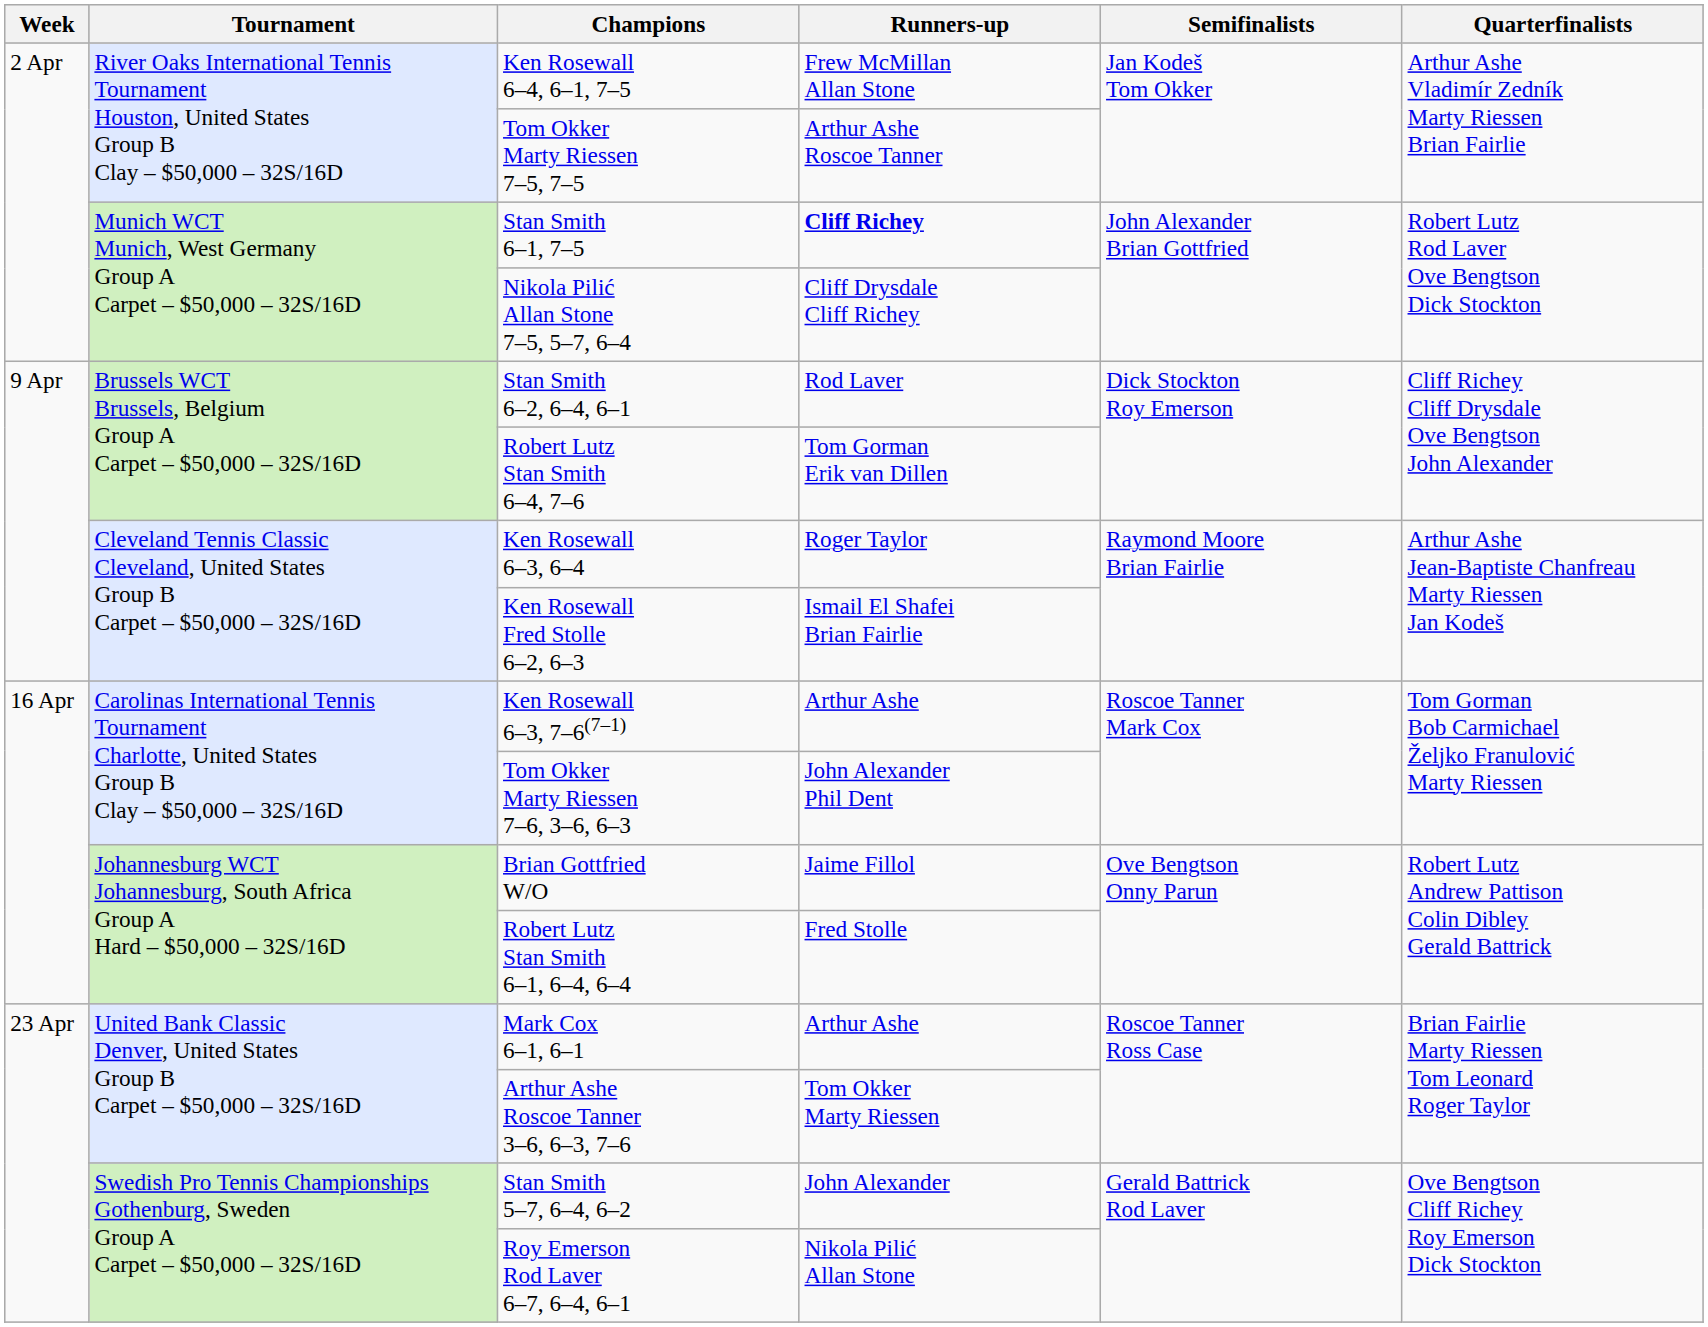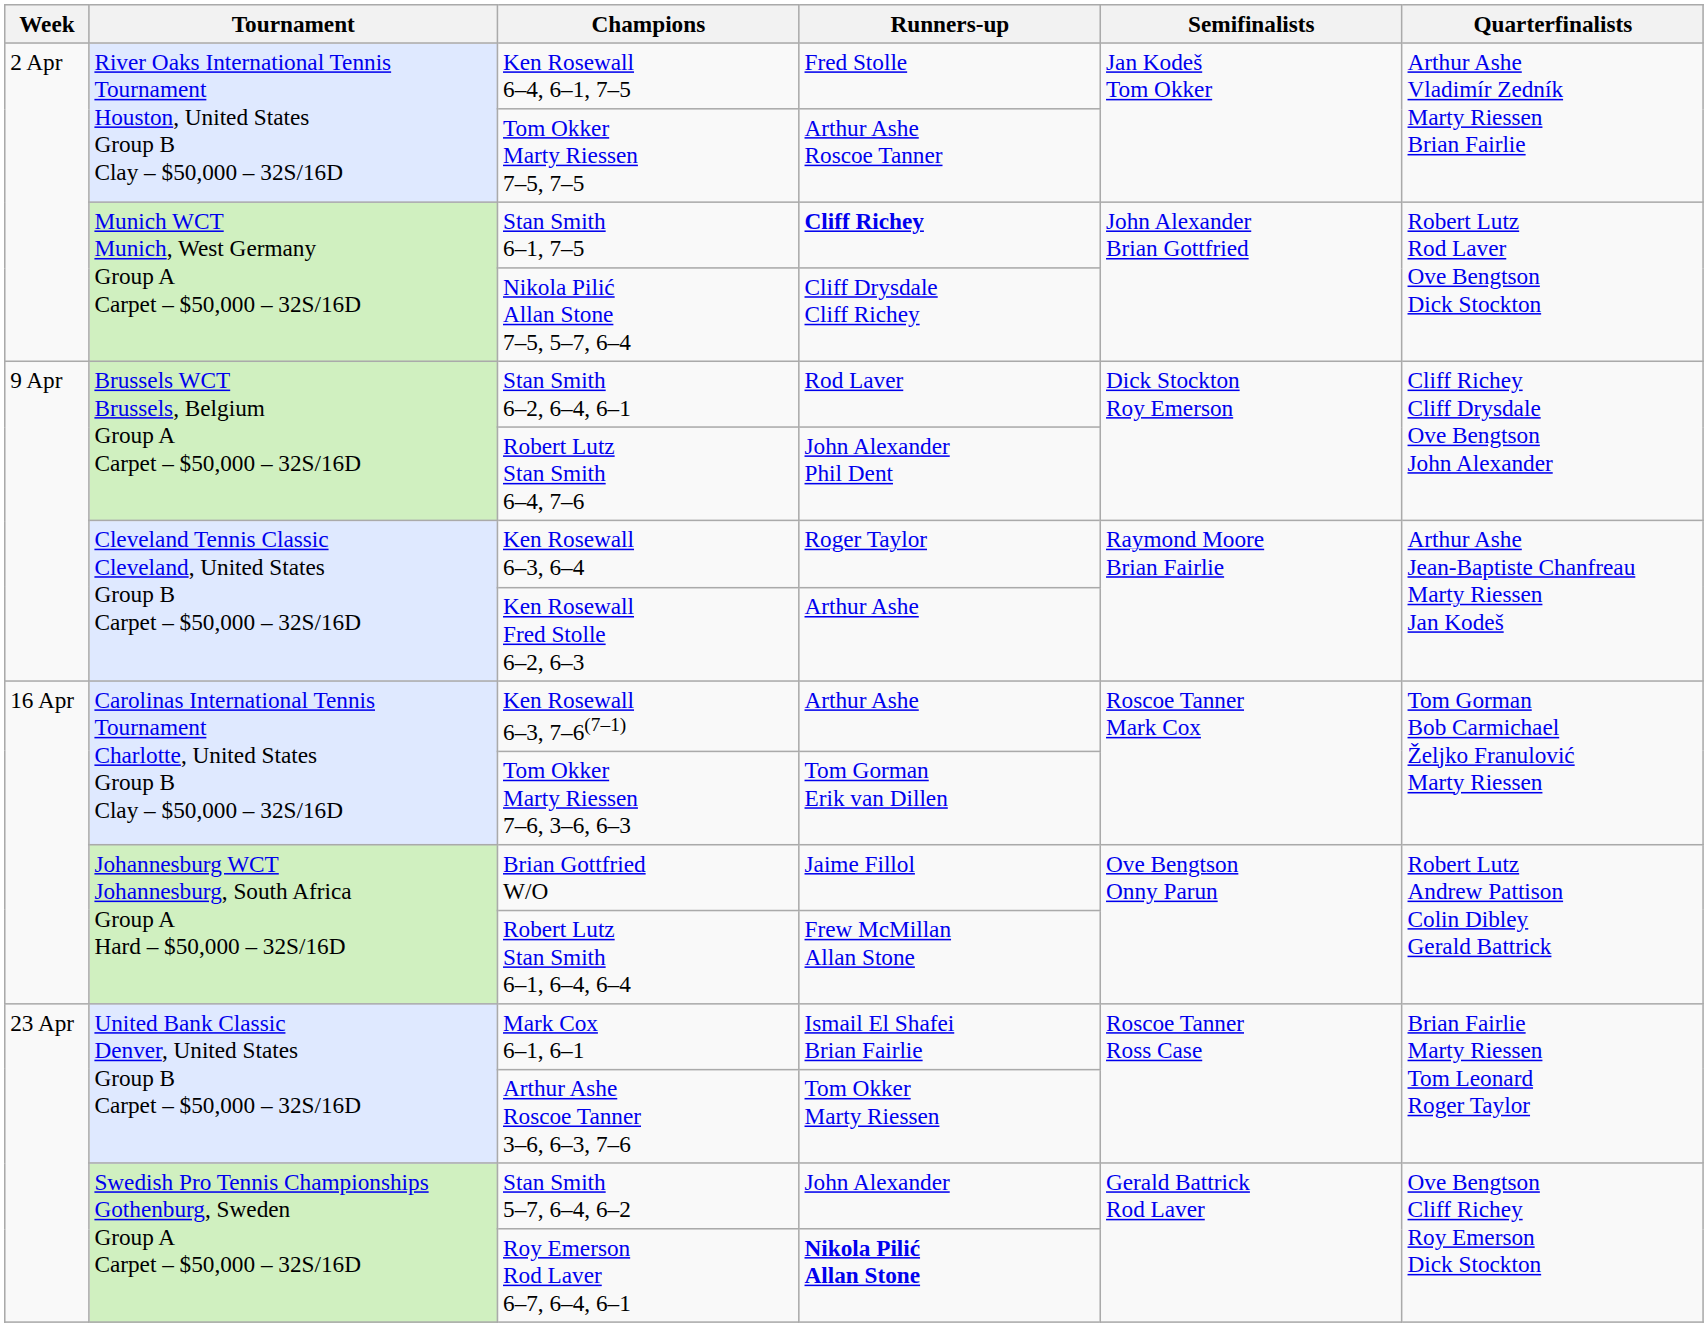(878, 75) Frew McMillan Allan Stone -> (856, 62) Fred Stolle
(876, 460) Tom Gorman Erik van Dillen -> (877, 460) John Alexander Phil Dent
(879, 619) Ismail El Shafei Brian Fairlie -> (862, 606) Arthur Ashe
(877, 783) John Alexander Phil Dent -> (876, 783) Tom Gorman Erik van Dillen
(856, 929) Fred Stolle -> (878, 943) Frew McMillan Allan Stone
(862, 1022) Arthur Ashe -> (879, 1036) Ismail El Shafei Brian Fairlie
(860, 1261) normal -> (862, 1261) bold
